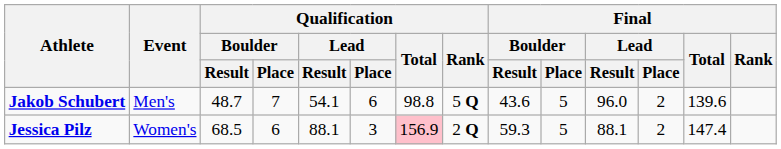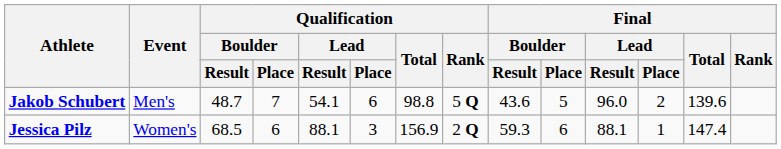(419, 130) pink background -> (419, 130) no background
(563, 130) 5 -> (563, 130) 6
(661, 130) 2 -> (661, 130) 1
